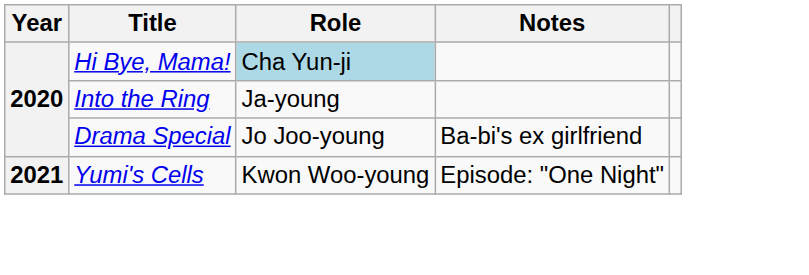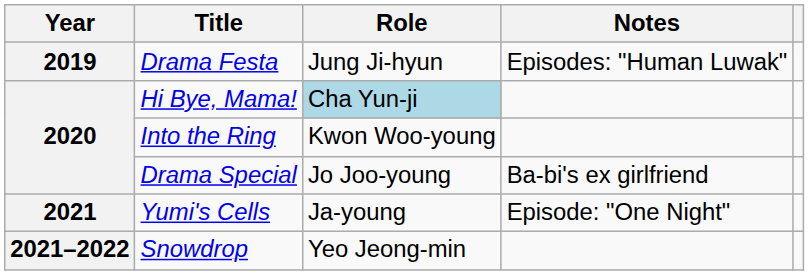+ row: (209, 61)
(291, 99) Ja-young -> (402, 136) Kwon Woo-young
(335, 174) Kwon Woo-young -> (357, 212) Ja-young
+ row: (194, 250)
